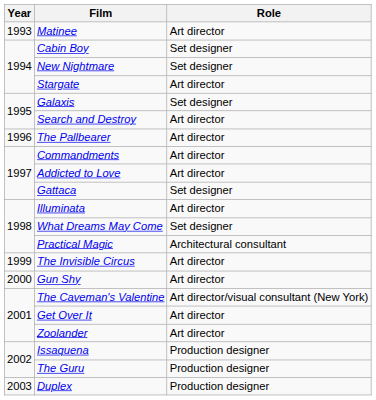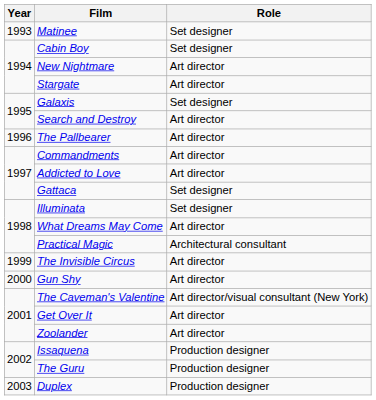(197, 31) Art director -> (201, 31) Set designer
(201, 66) Set designer -> (197, 66) Art director
(197, 208) Art director -> (201, 208) Set designer
(201, 226) Set designer -> (197, 226) Art director
